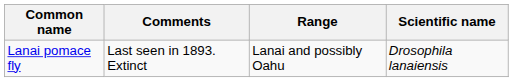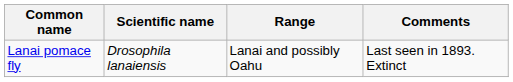columns swapped: (447, 22) <-> (177, 22)
